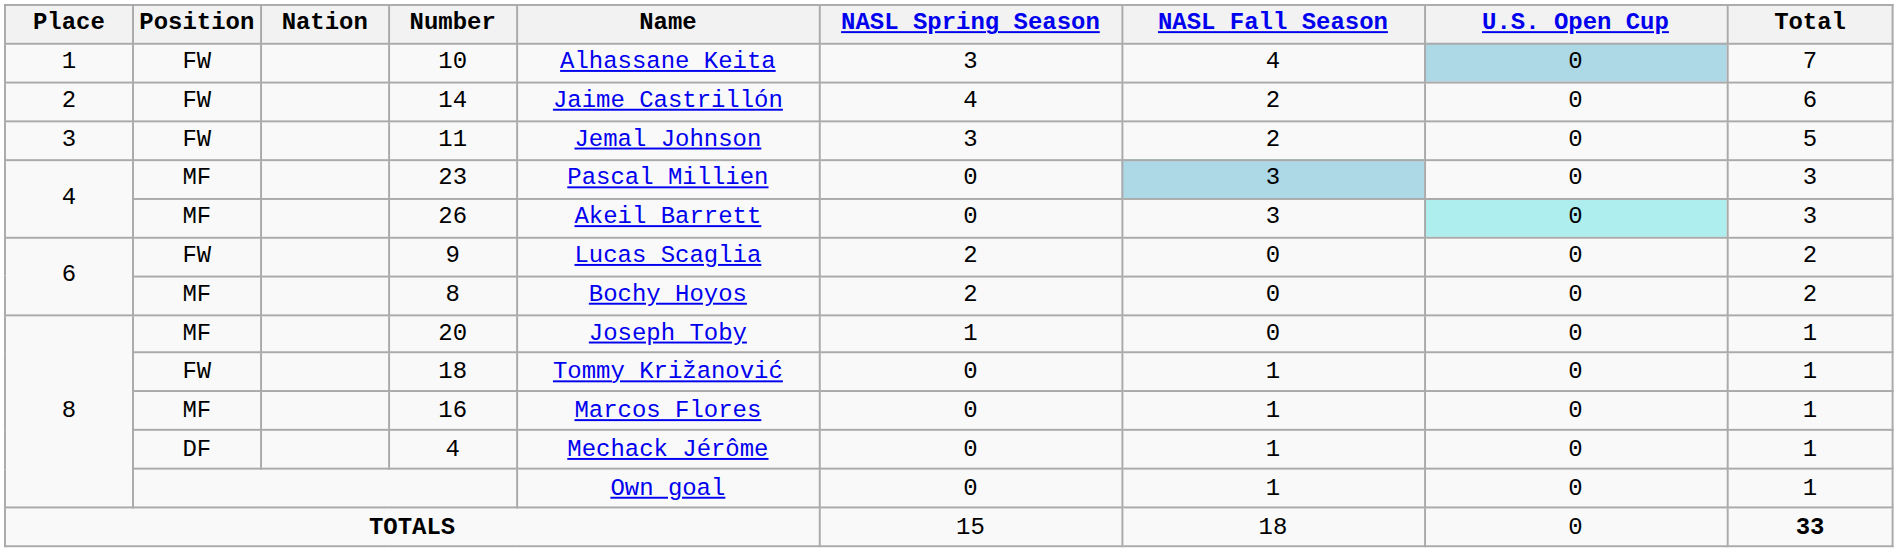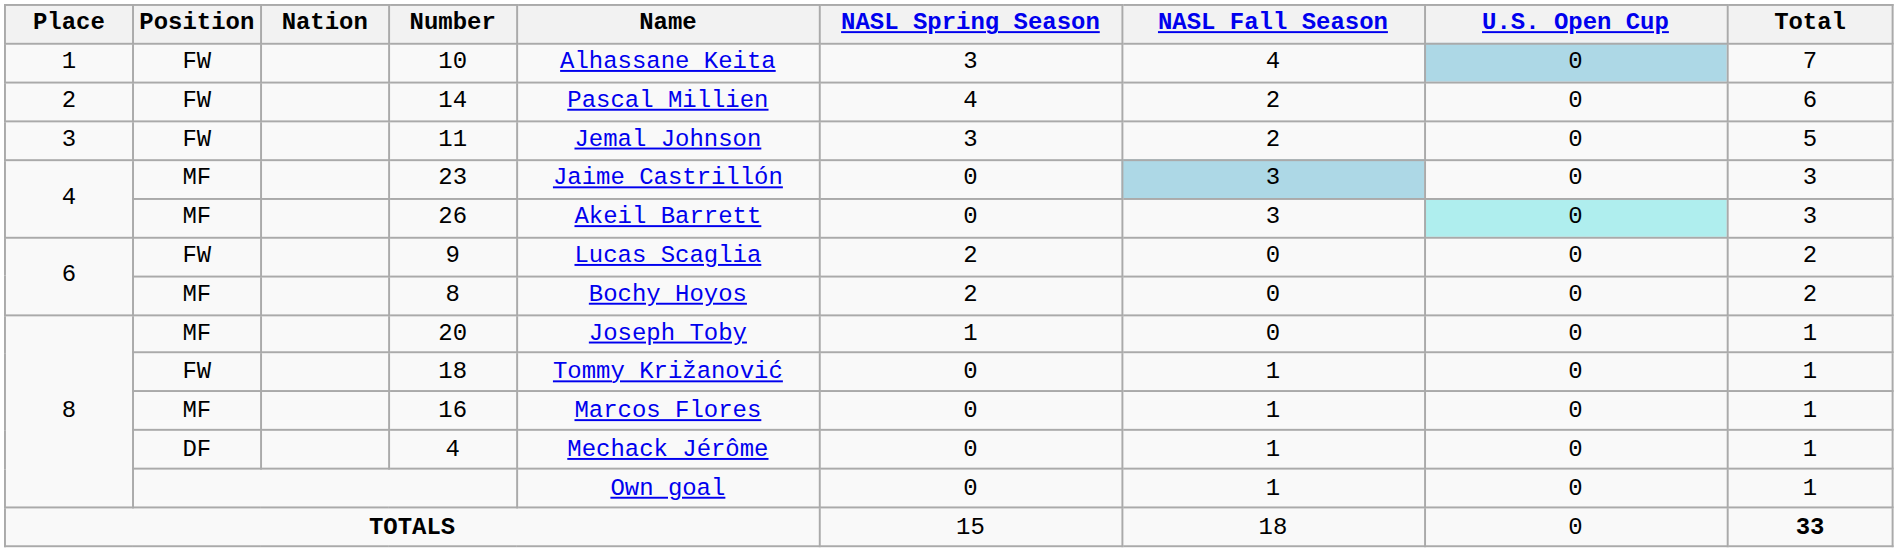(668, 102) Jaime Castrillón -> (668, 102) Pascal Millien
(668, 179) Pascal Millien -> (668, 179) Jaime Castrillón
